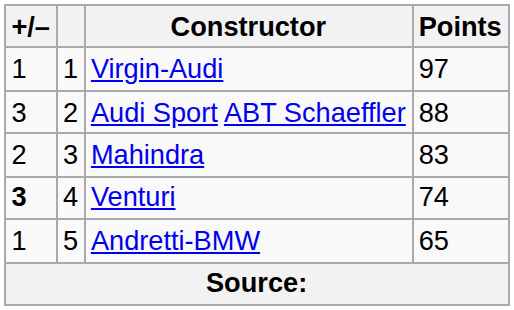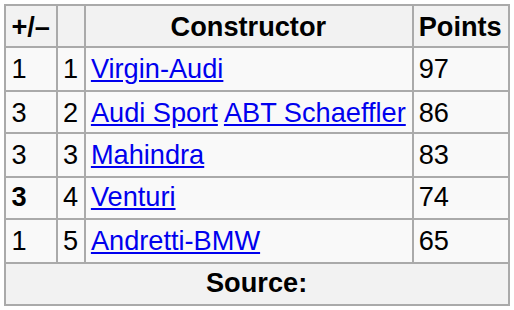(434, 112) 88 -> (434, 112) 86
(19, 155) 2 -> (19, 155) 3
